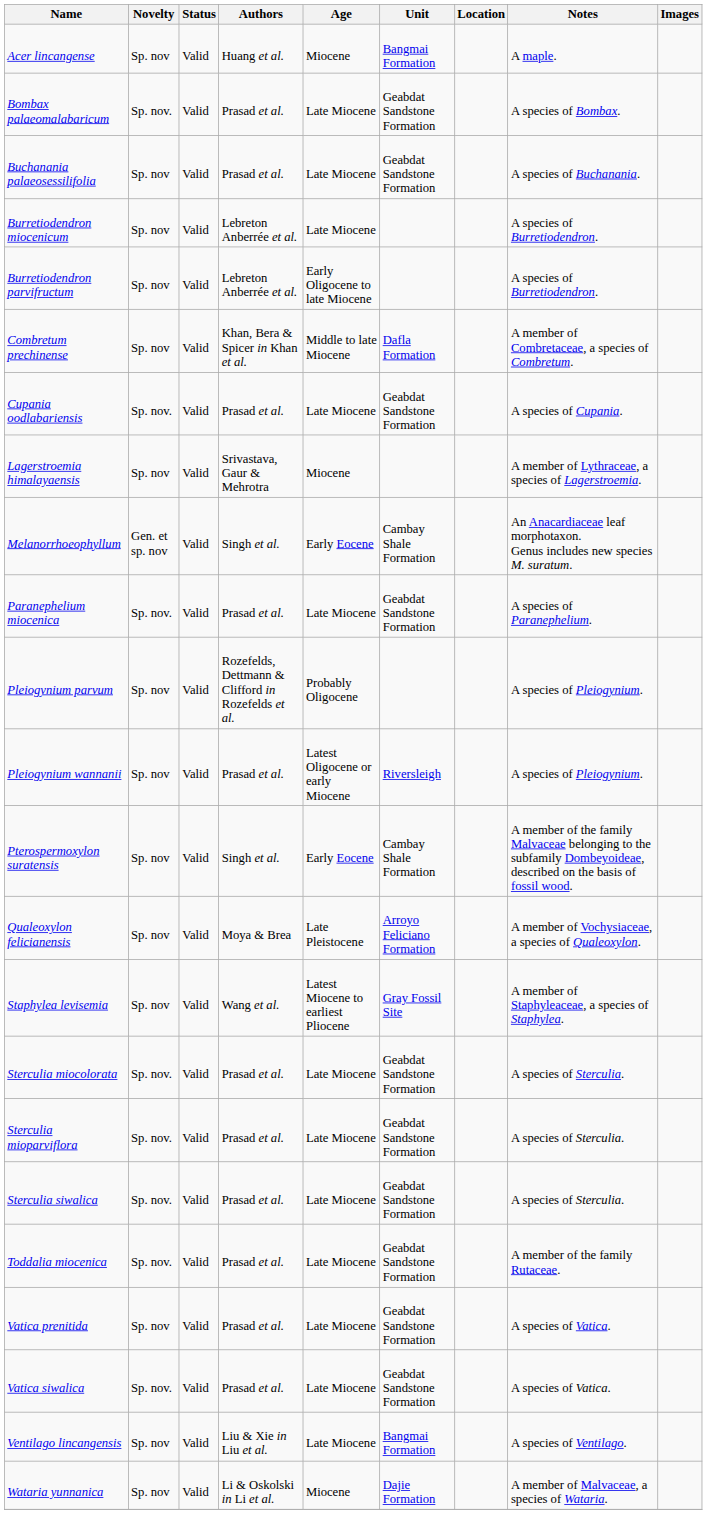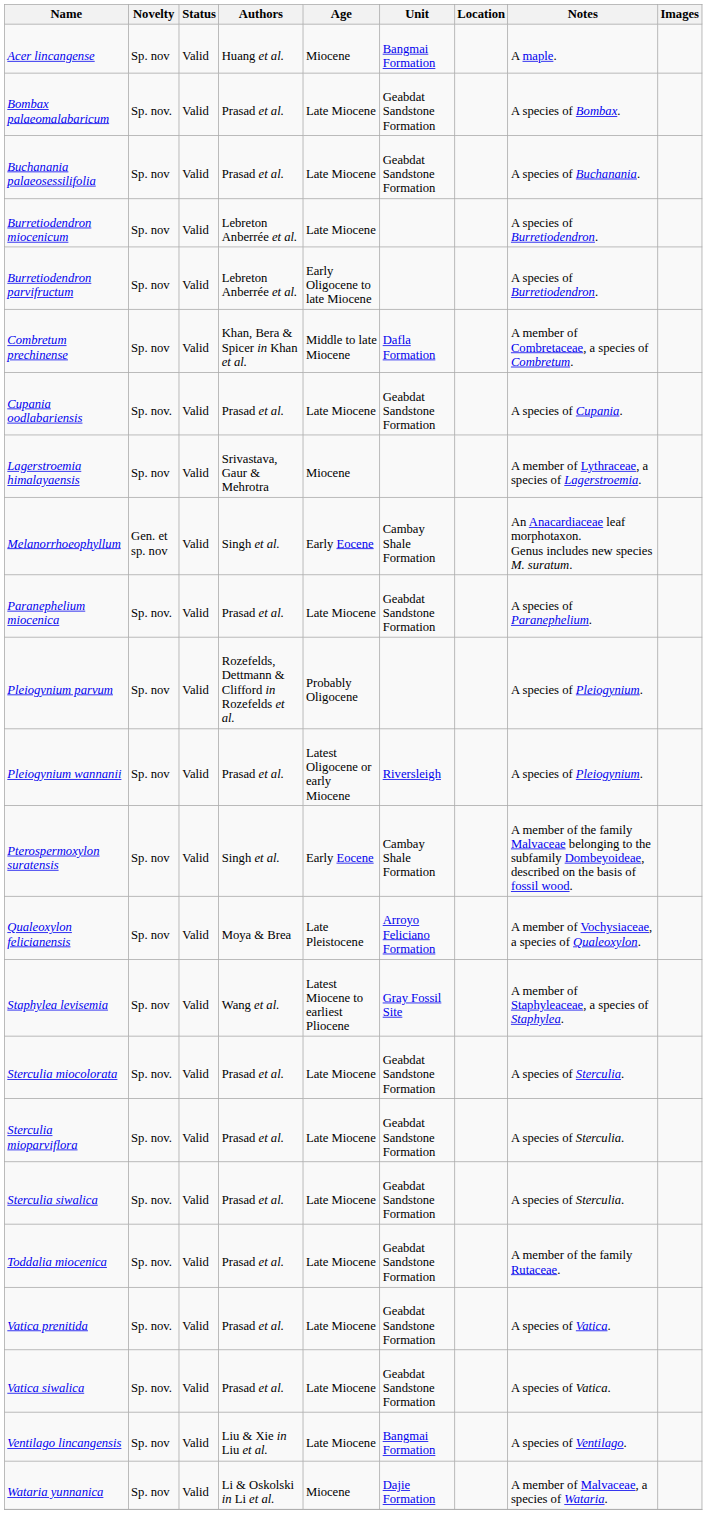(150, 1325) Sp. nov -> (152, 1325) Sp. nov.
